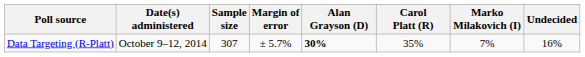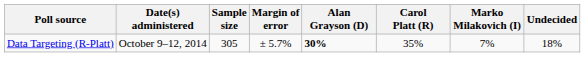(229, 43) 307 -> (229, 43) 305
(552, 43) 16% -> (552, 43) 18%
